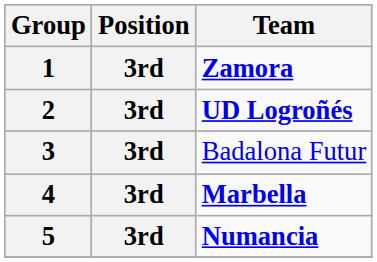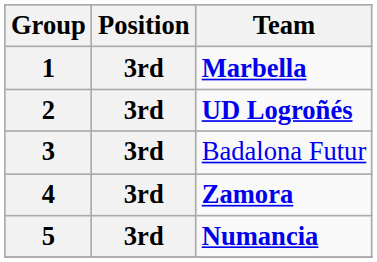(247, 67) Zamora -> (254, 67) Marbella
(254, 194) Marbella -> (247, 194) Zamora
